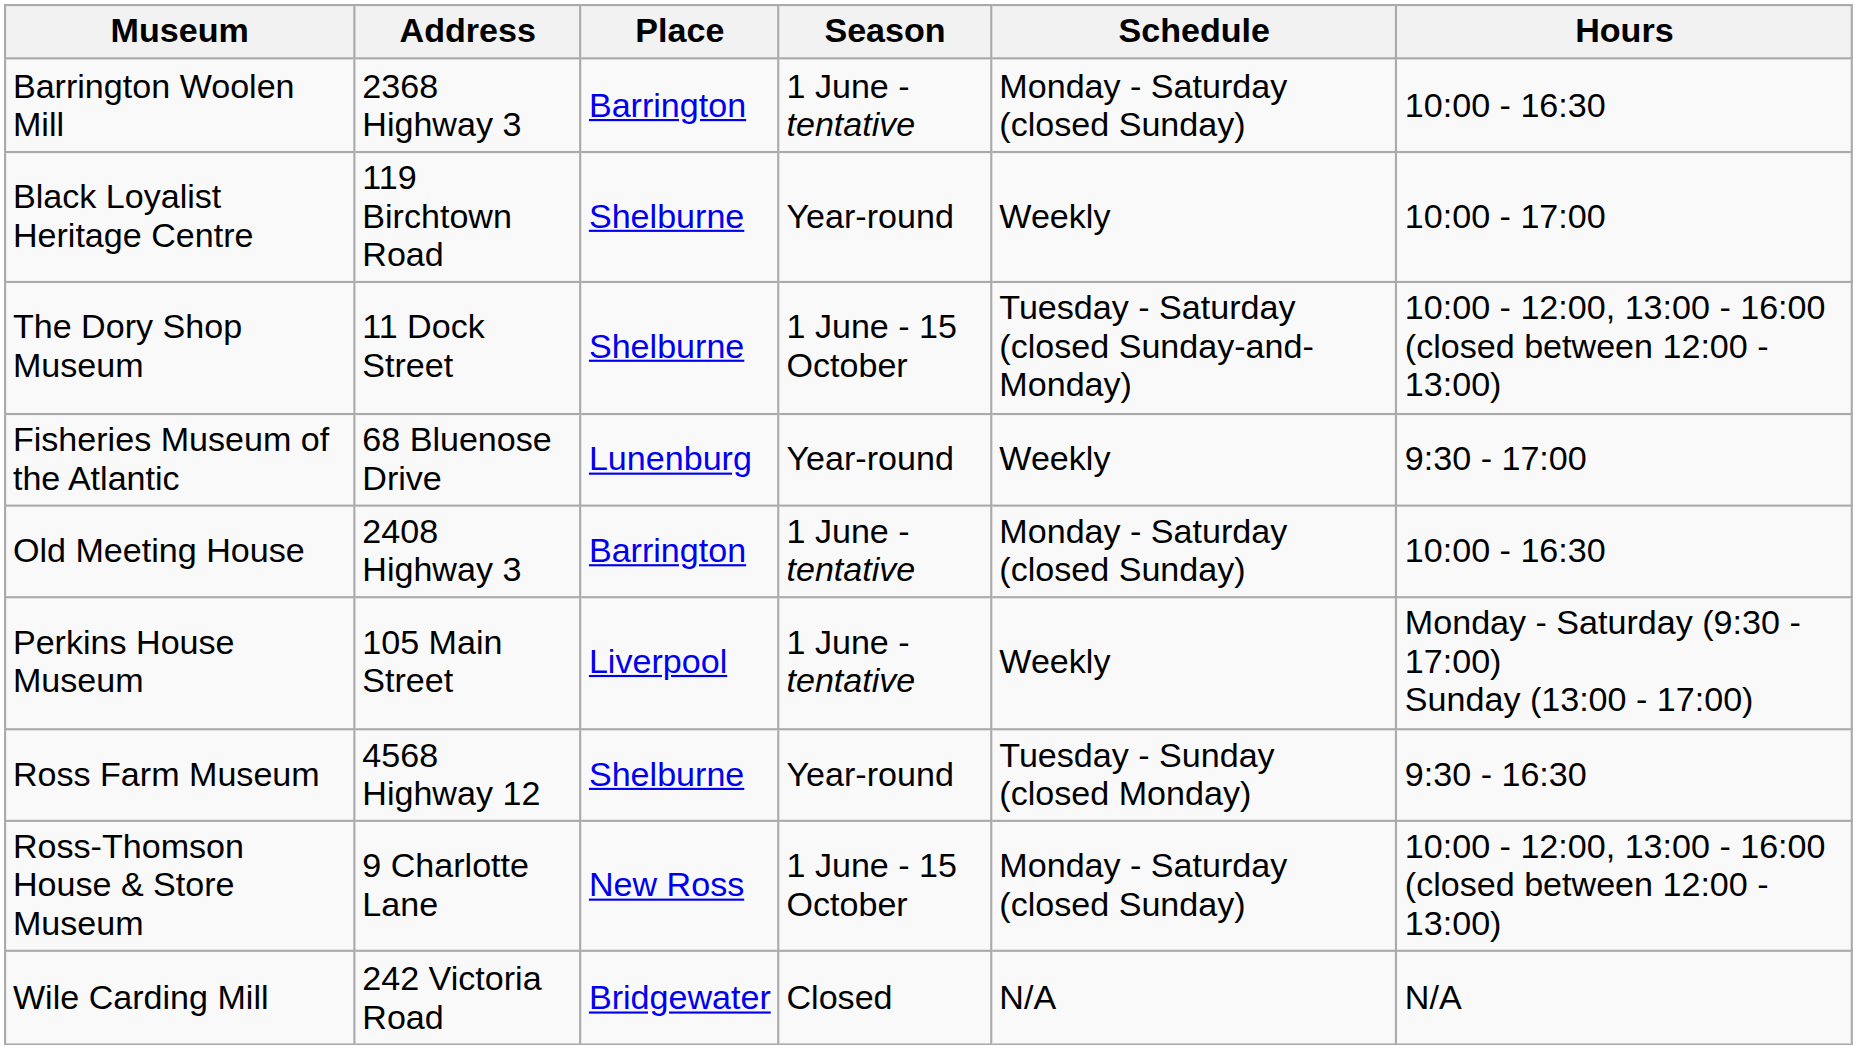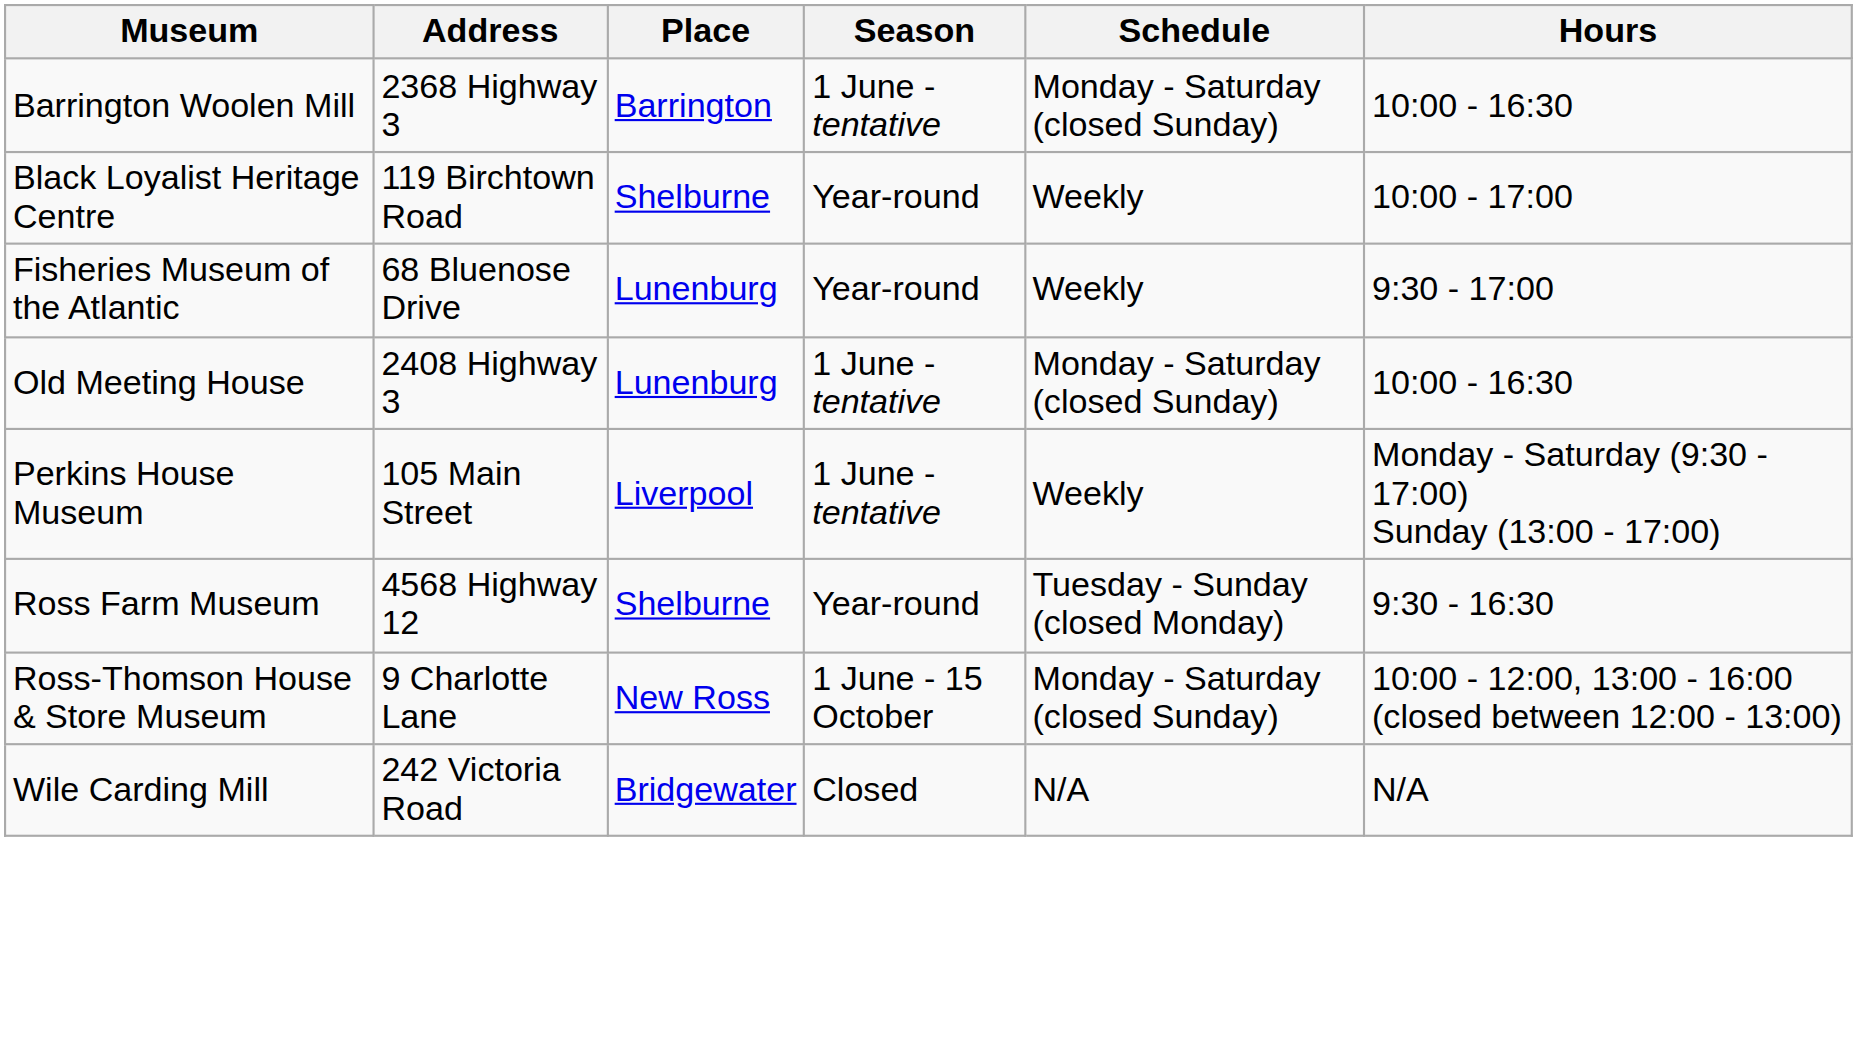- row: (128, 347)
(668, 550) Barrington -> (696, 381) Lunenburg
